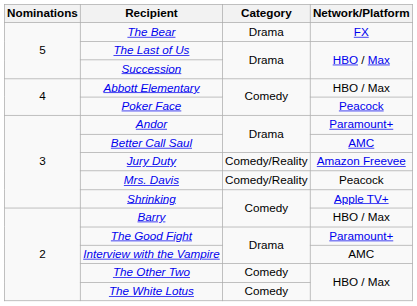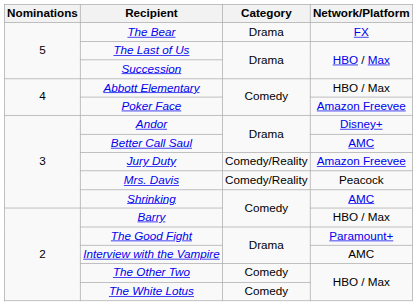(361, 106) Peacock -> (361, 106) Amazon Freevee
(361, 124) Paramount+ -> (361, 124) Disney+
(361, 198) Apple TV+ -> (361, 198) AMC
